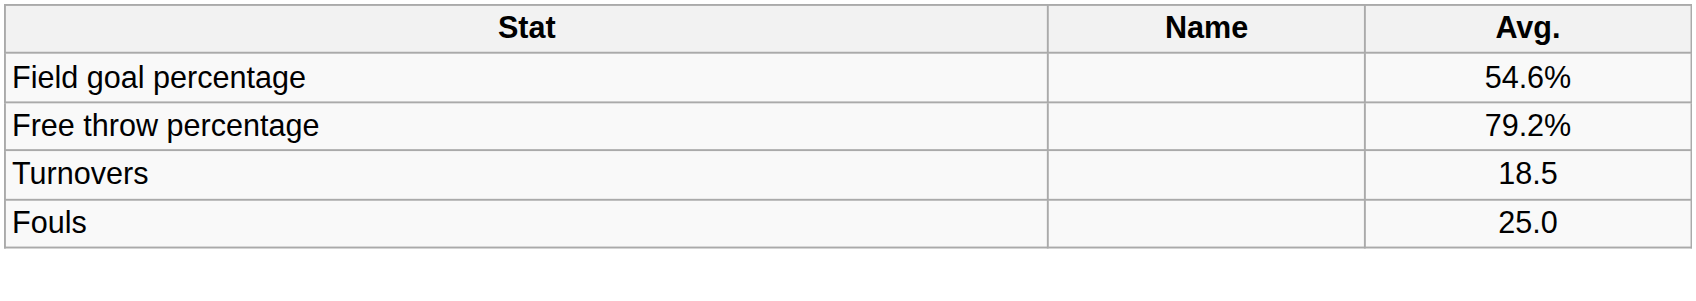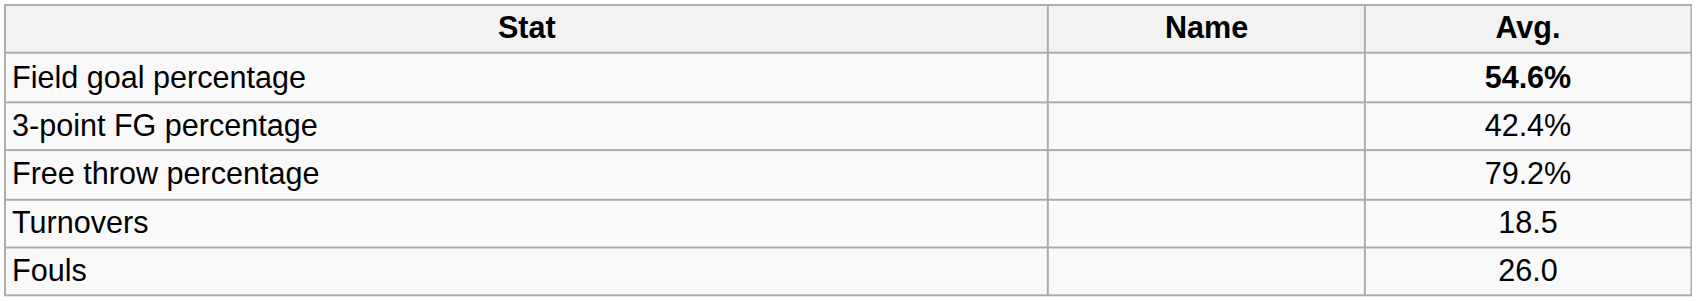(1528, 77) normal -> (1528, 77) bold
+ row: (165, 125)
(1528, 222) 25.0 -> (1528, 271) 26.0
